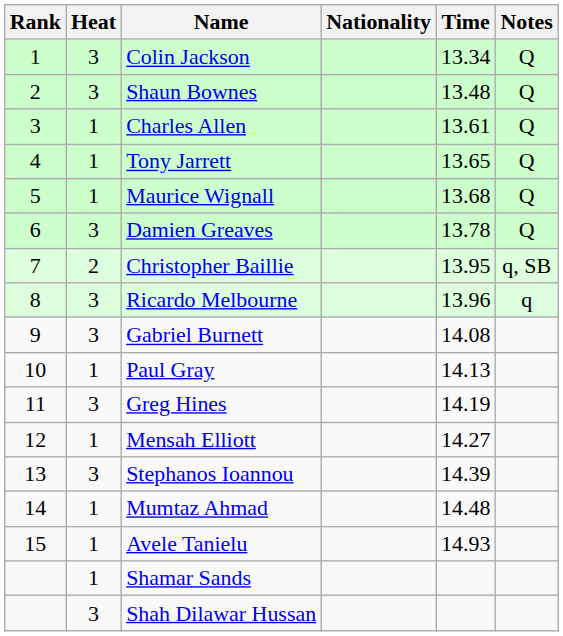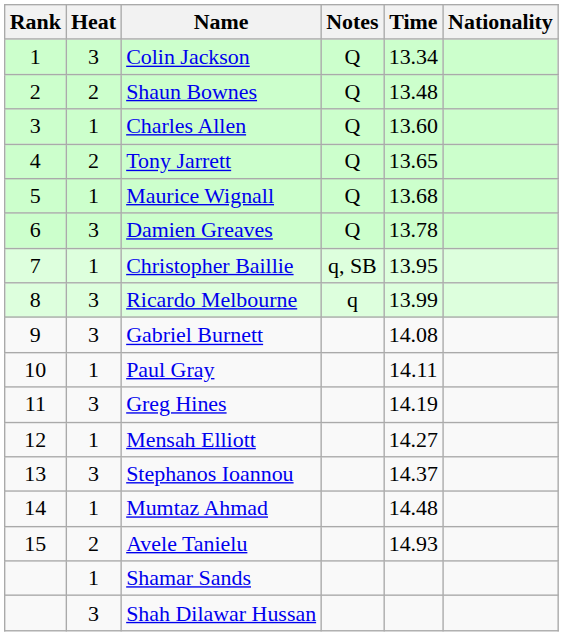columns swapped: (379, 21) <-> (527, 21)
(94, 91) 3 -> (94, 91) 2
(466, 126) 13.61 -> (413, 126) 13.60
(94, 160) 1 -> (94, 160) 2
(94, 265) 2 -> (94, 265) 1
(466, 299) 13.96 -> (413, 299) 13.99
(466, 369) 14.13 -> (413, 369) 14.11
(466, 473) 14.39 -> (413, 473) 14.37
(94, 543) 1 -> (94, 543) 2
